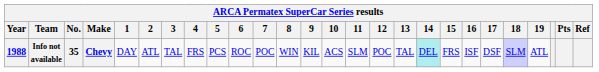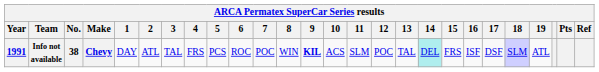(16, 52) 1988 -> (16, 52) 1991
(74, 52) 35 -> (74, 52) 38
(311, 52) normal -> (312, 52) bold
